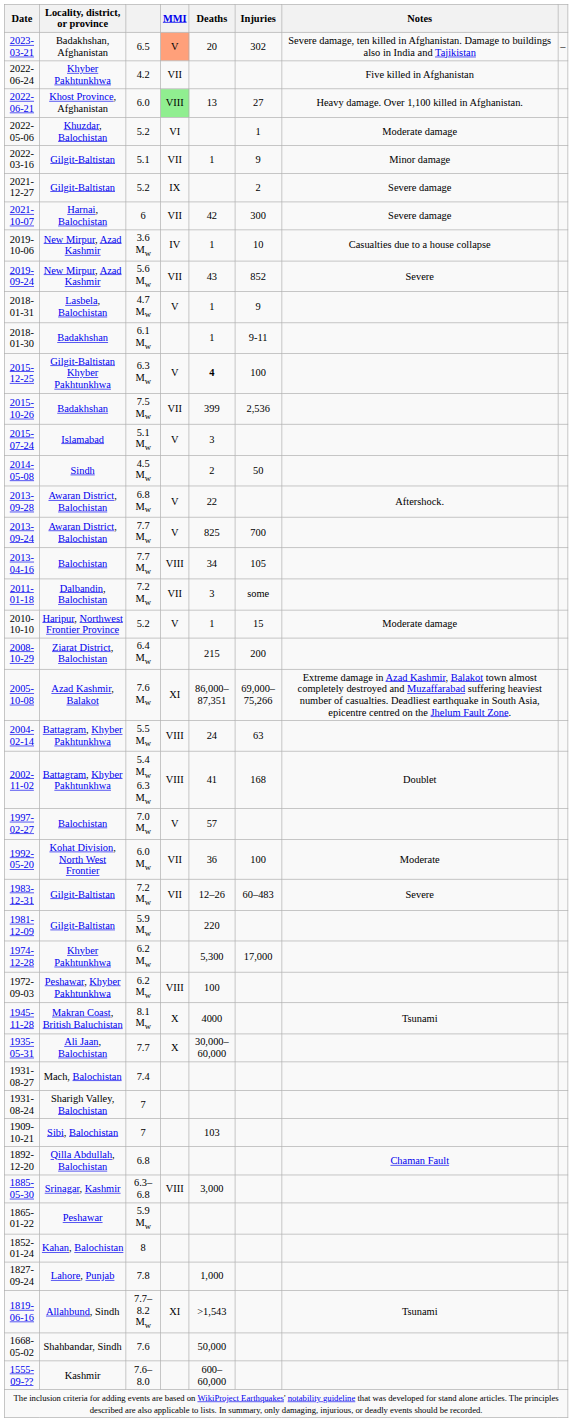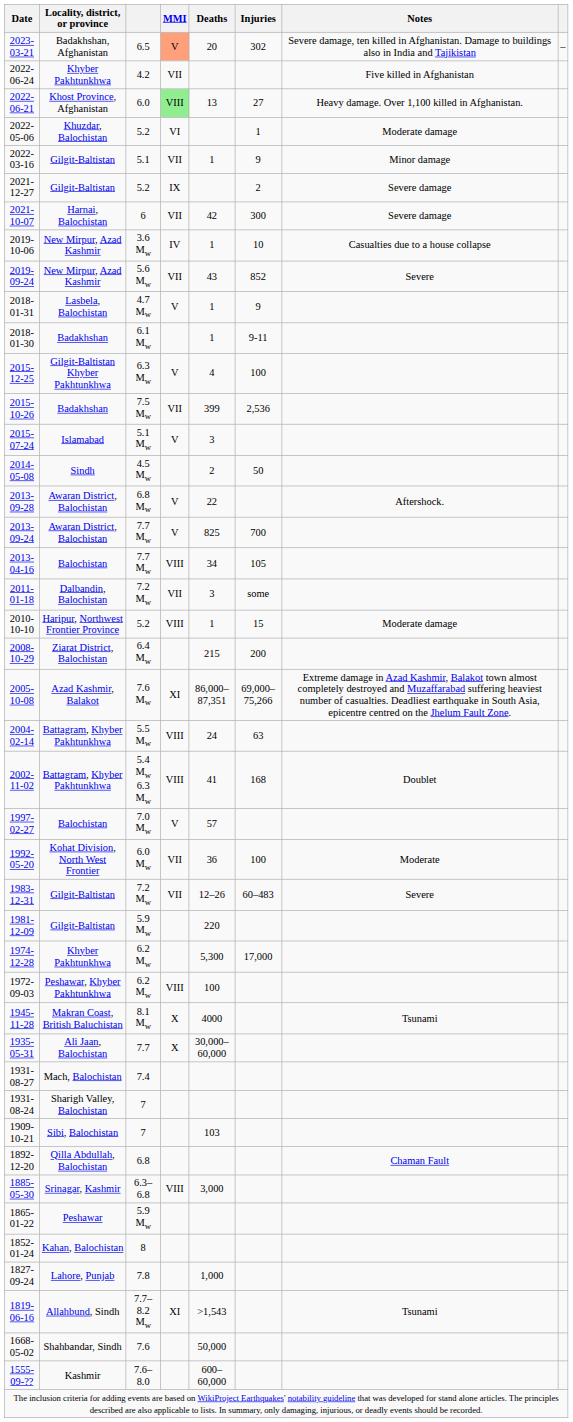(212, 373) bold -> (212, 373) normal
(175, 624) V -> (175, 624) VIII
